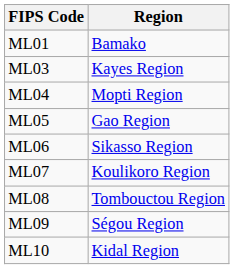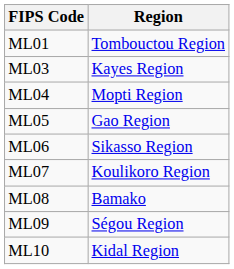(119, 43) Bamako -> (158, 43) Tombouctou Region
(158, 198) Tombouctou Region -> (119, 198) Bamako
